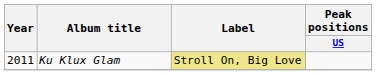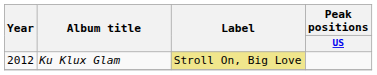(21, 60) 2011 -> (21, 60) 2012
